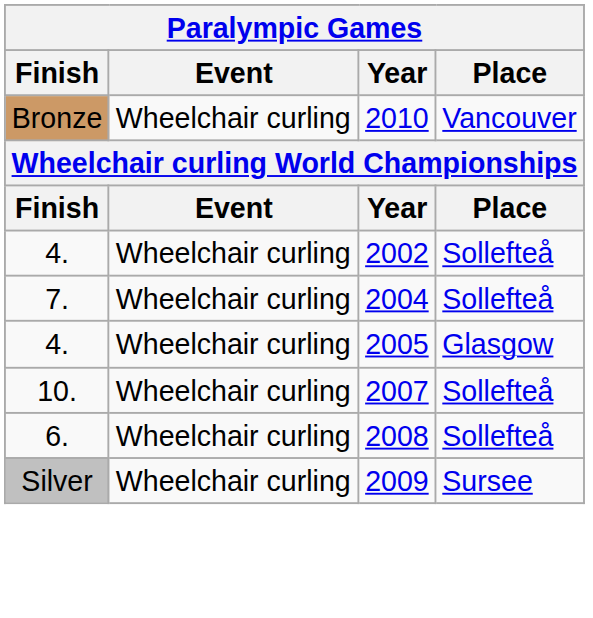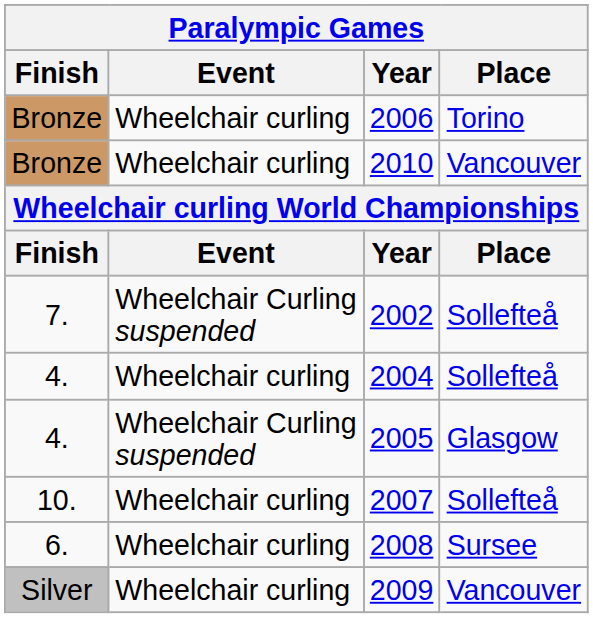+ row: (402, 118)
(57, 254) 4. -> (57, 315) 7.
(233, 254) Wheelchair curling -> (236, 315) Wheelchair Curling suspended
(57, 299) 7. -> (57, 376) 4.
(233, 344) Wheelchair curling -> (236, 438) Wheelchair Curling suspended
(498, 435) Sollefteå -> (492, 544) Sursee
(488, 480) Sursee -> (514, 589) Vancouver
